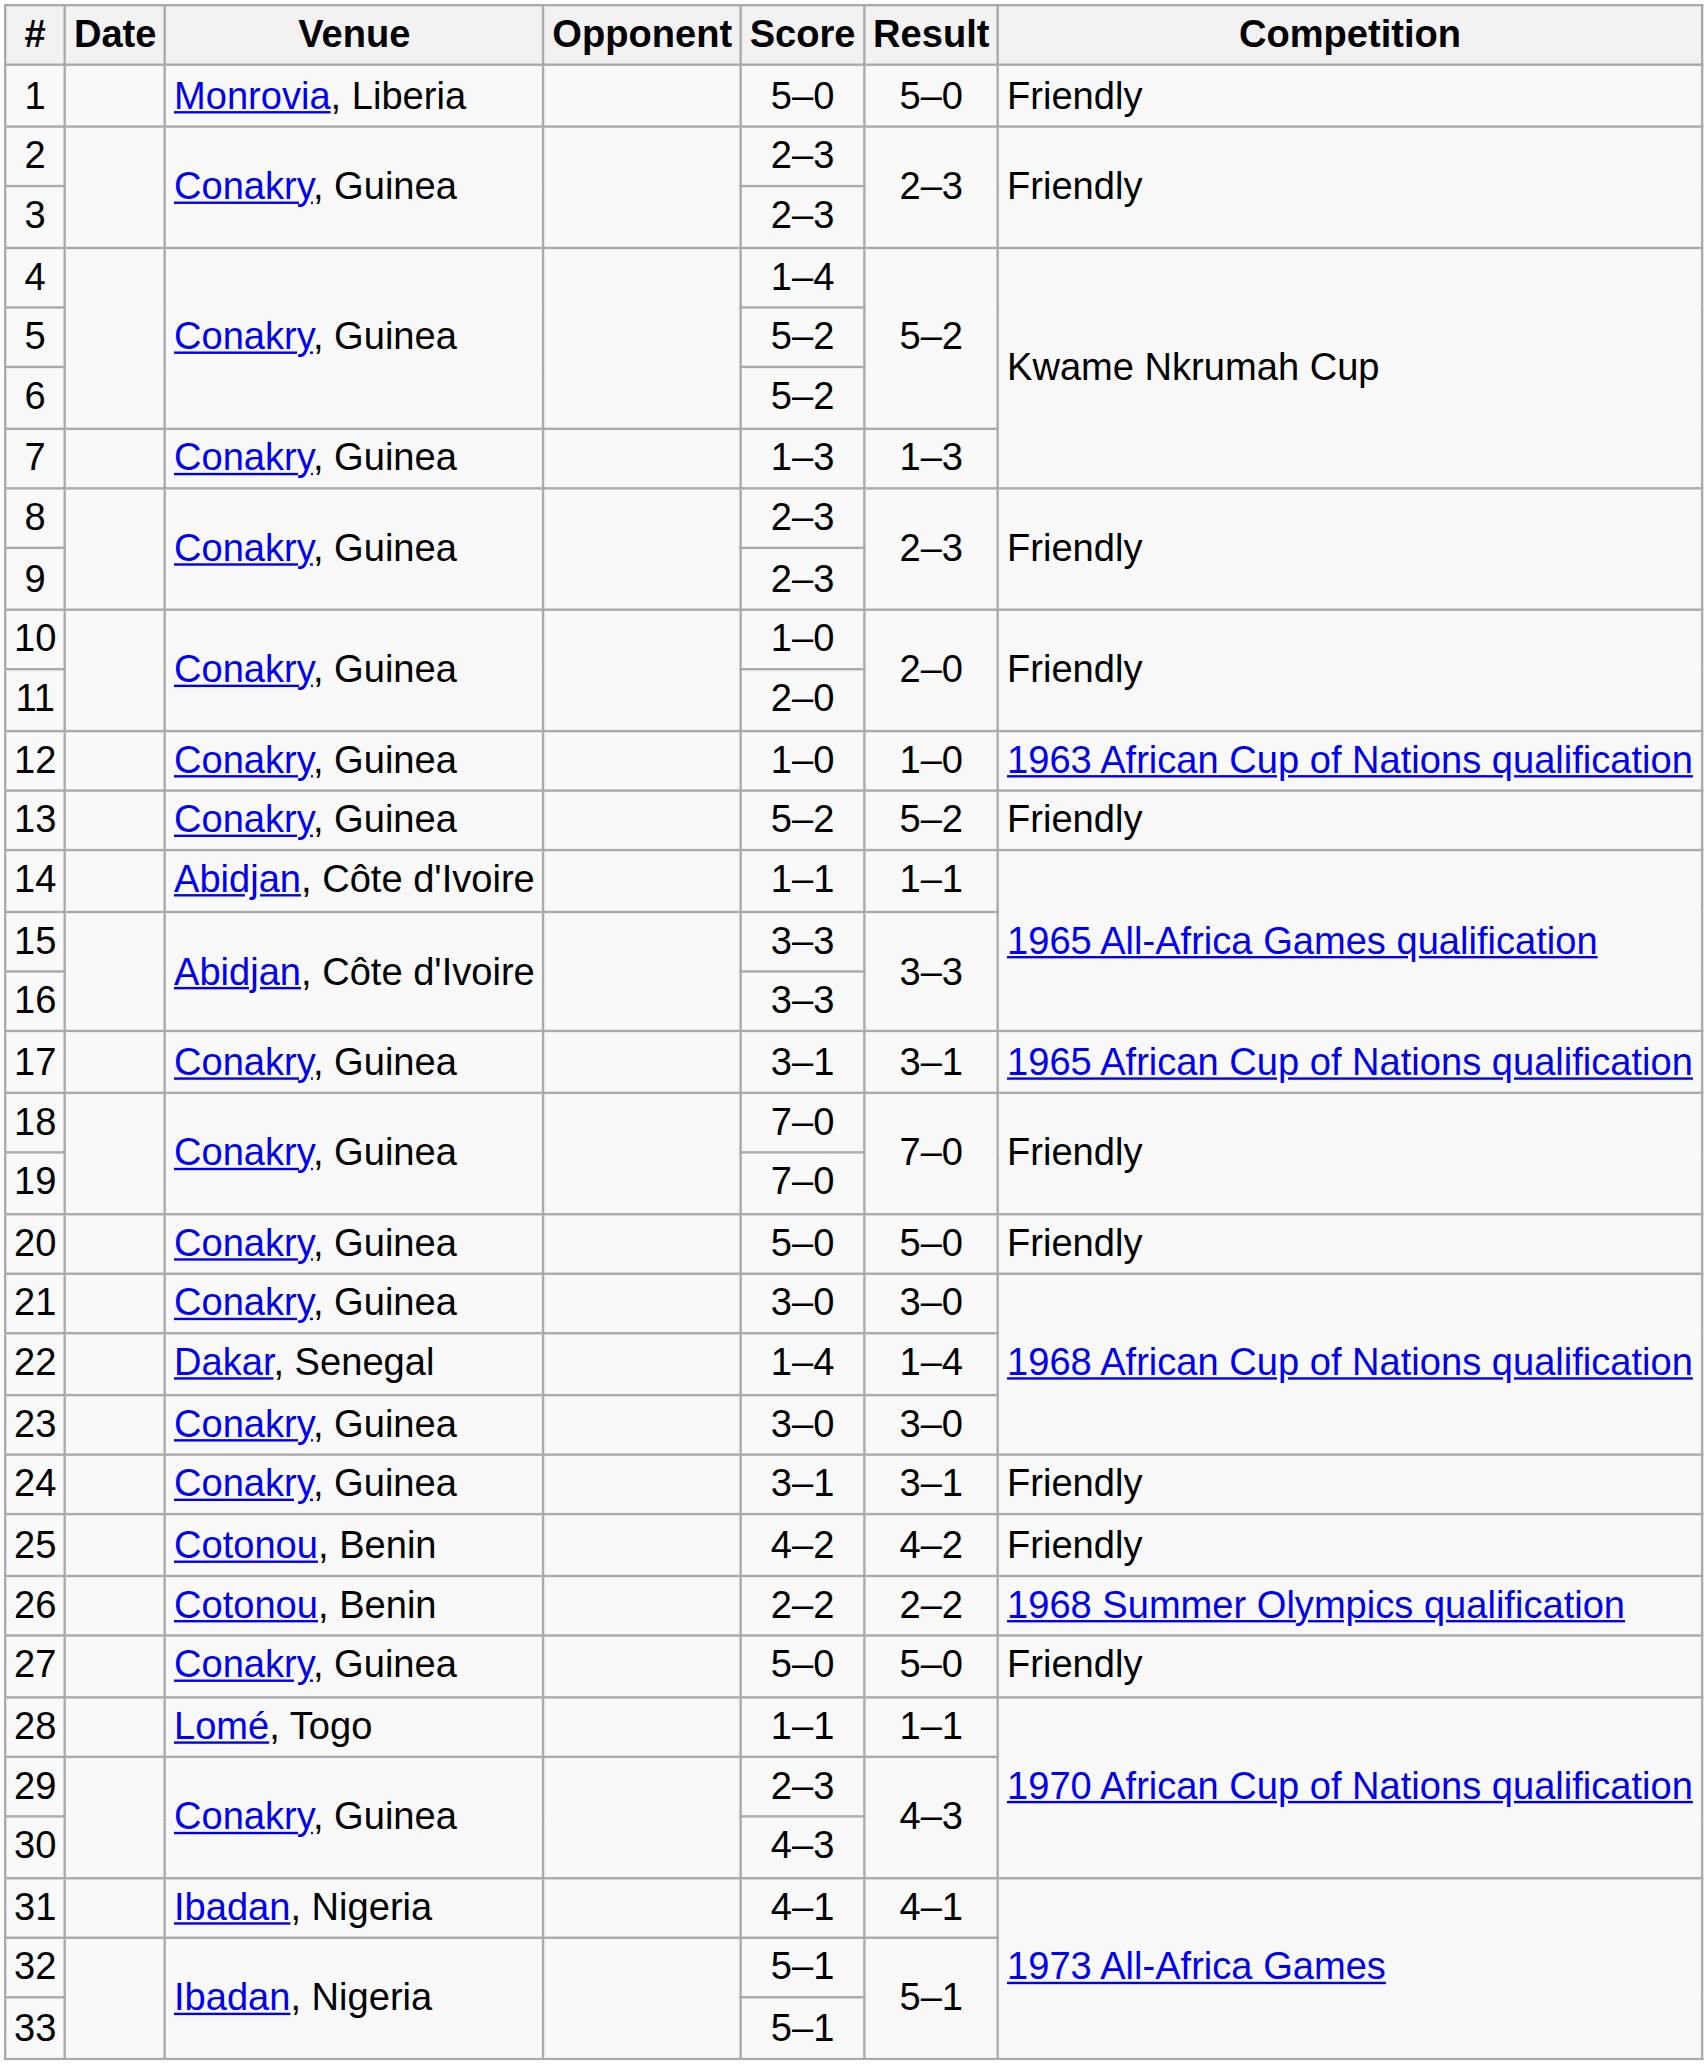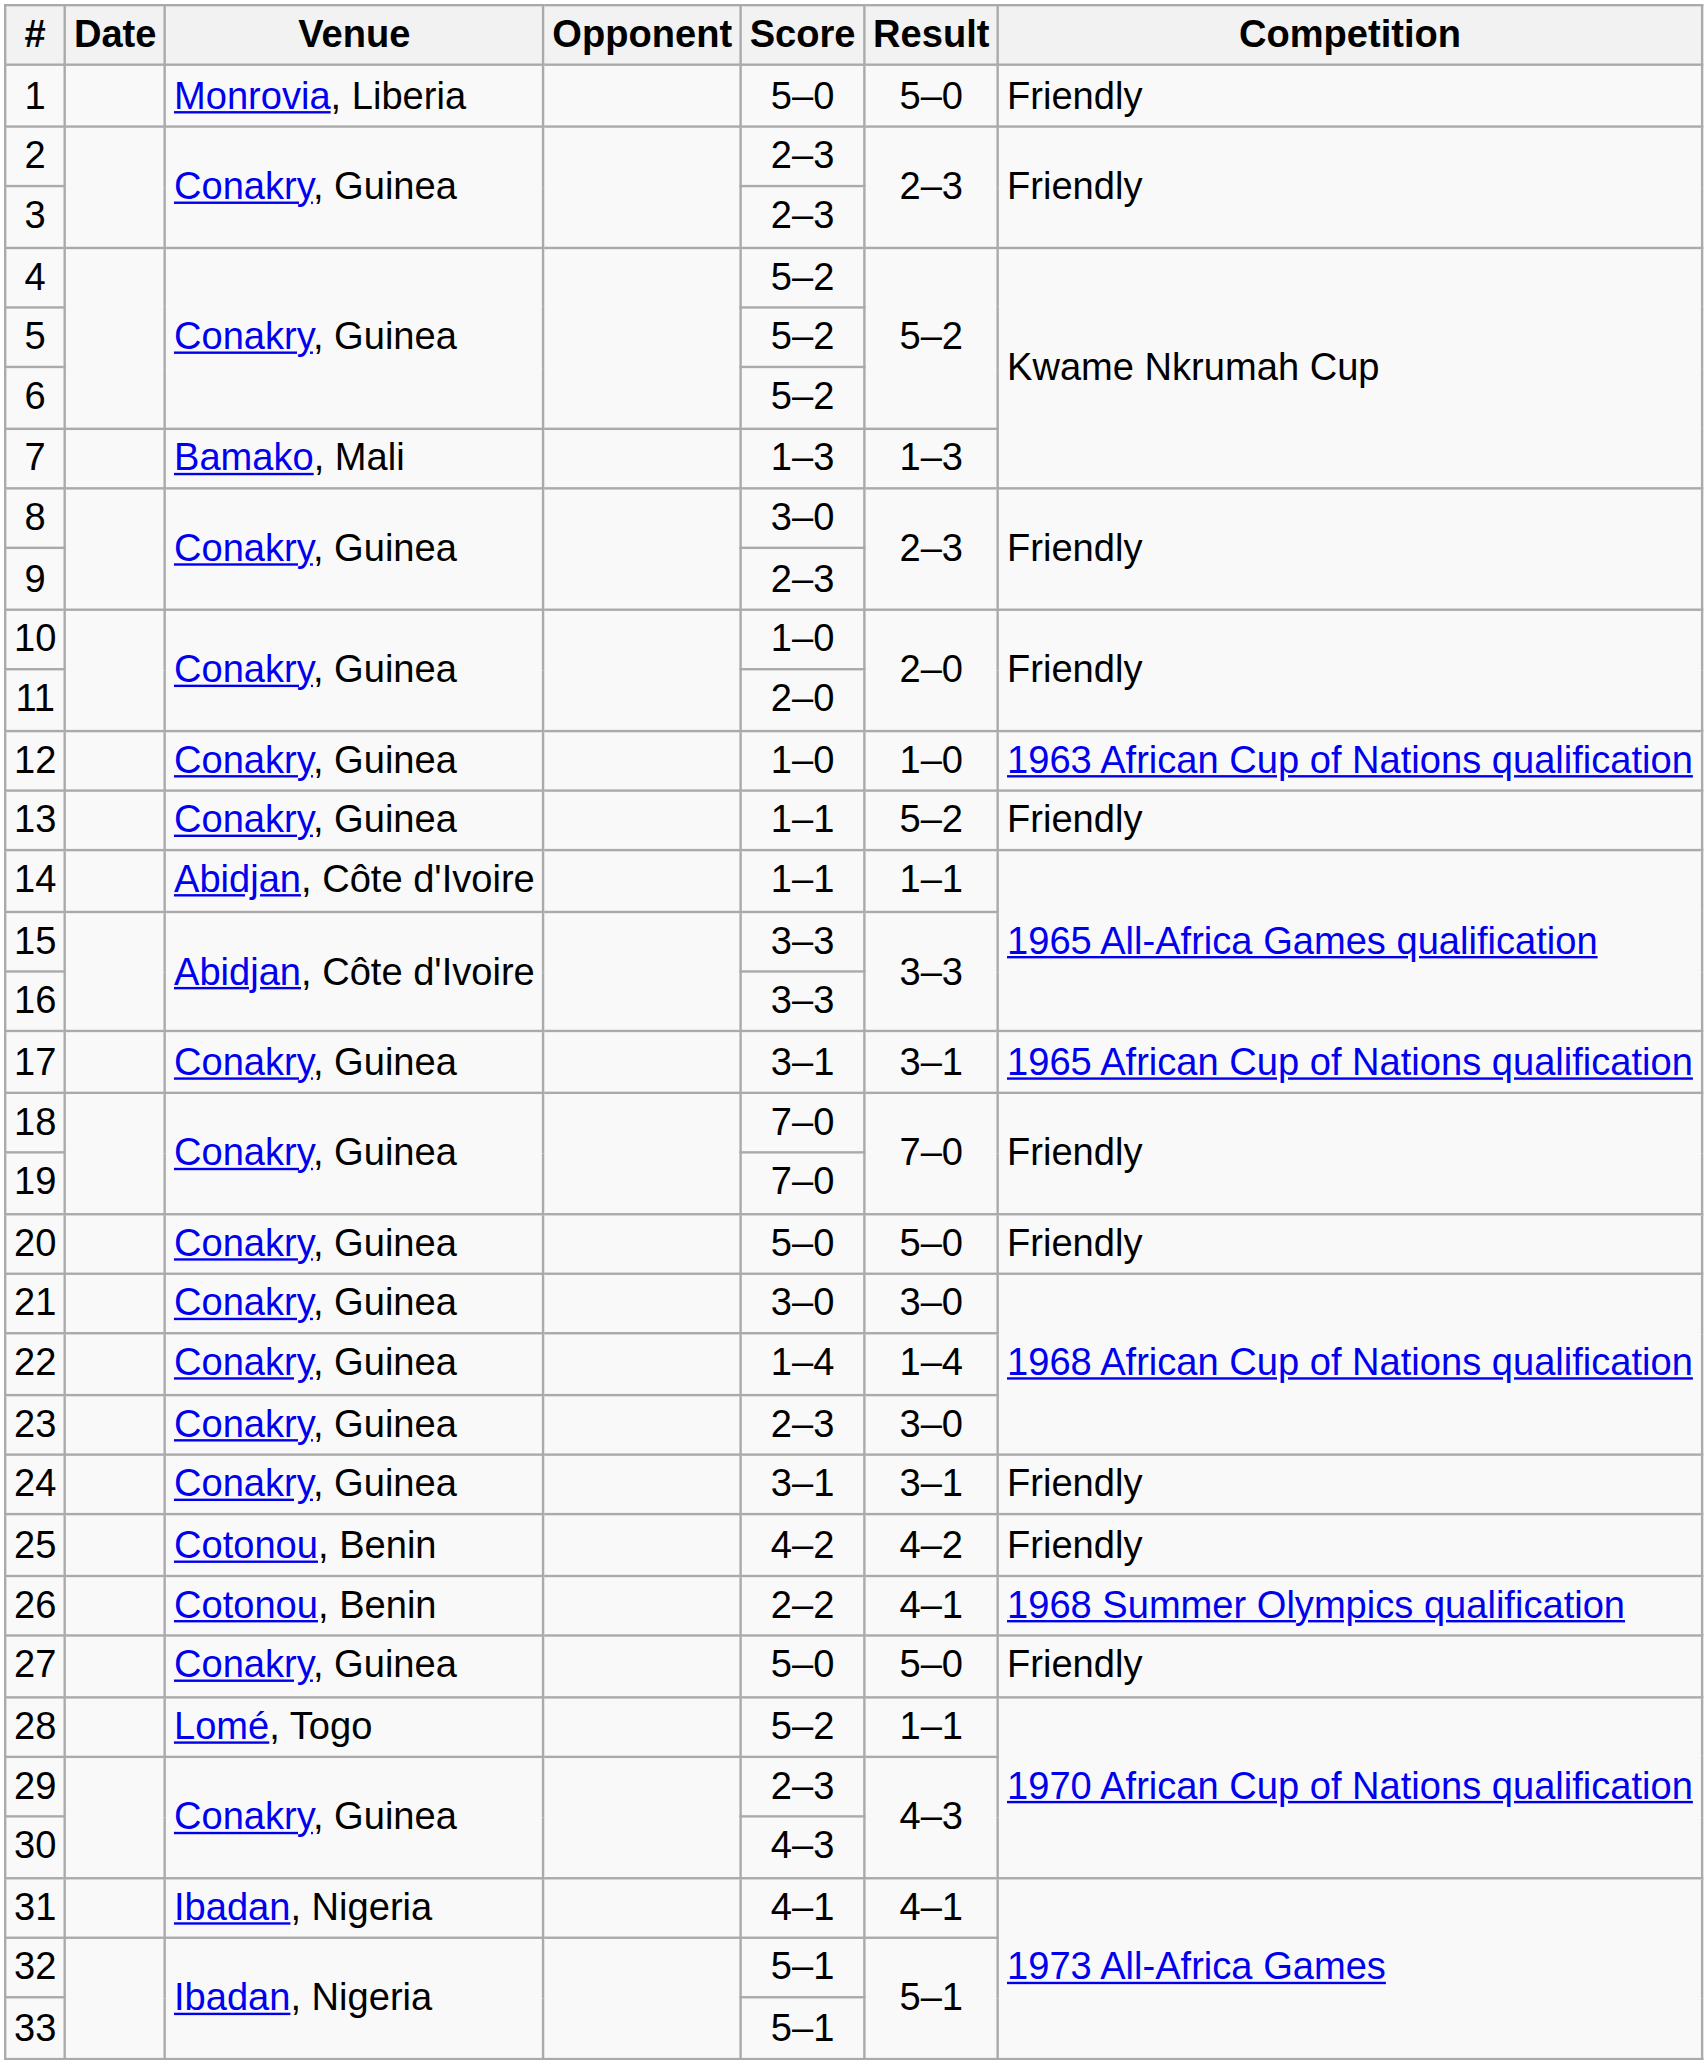(803, 276) 1–4 -> (803, 276) 5–2
(315, 457) Conakry, Guinea -> (289, 457) Bamako, Mali
(803, 517) 2–3 -> (803, 517) 3–0
(803, 819) 5–2 -> (803, 819) 1–1
(304, 1363) Dakar, Senegal -> (315, 1363) Conakry, Guinea
(803, 1423) 3–0 -> (803, 1423) 2–3
(931, 1604) 2–2 -> (931, 1604) 4–1
(803, 1725) 1–1 -> (803, 1725) 5–2
